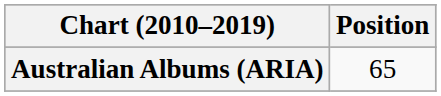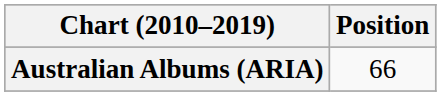(383, 68) 65 -> (383, 68) 66
